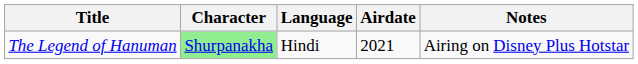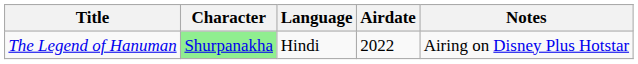(377, 44) 2021 -> (377, 44) 2022
